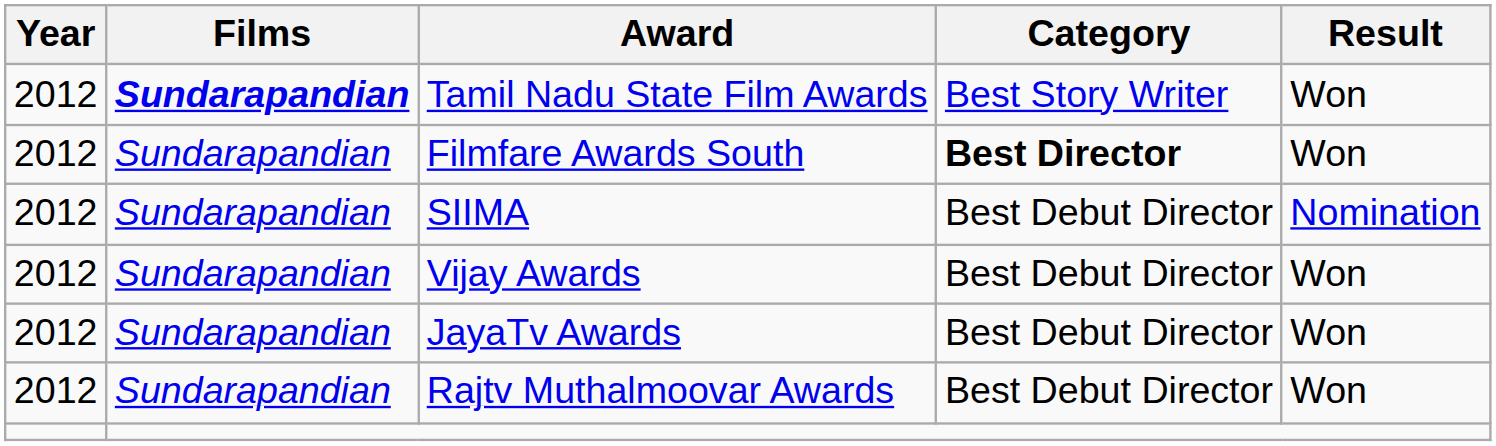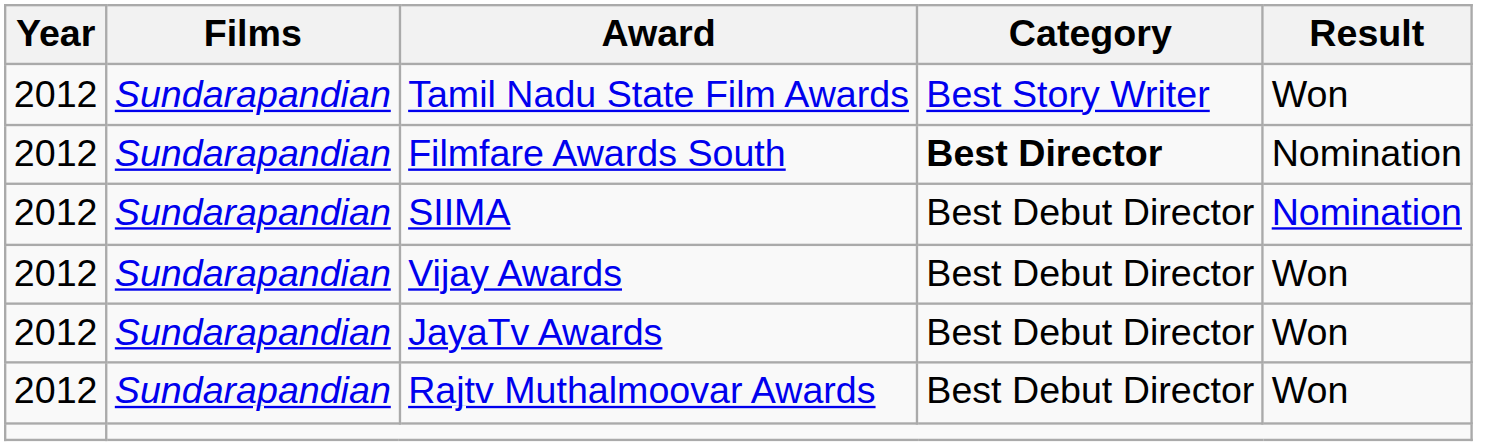(262, 93) bold -> (253, 93) normal
(1329, 153) Won -> (1367, 153) Nomination
